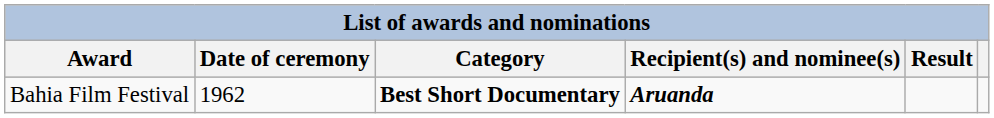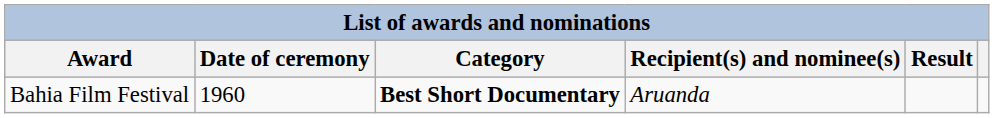(222, 94) 1962 -> (222, 94) 1960
(672, 94) bold -> (670, 94) normal
